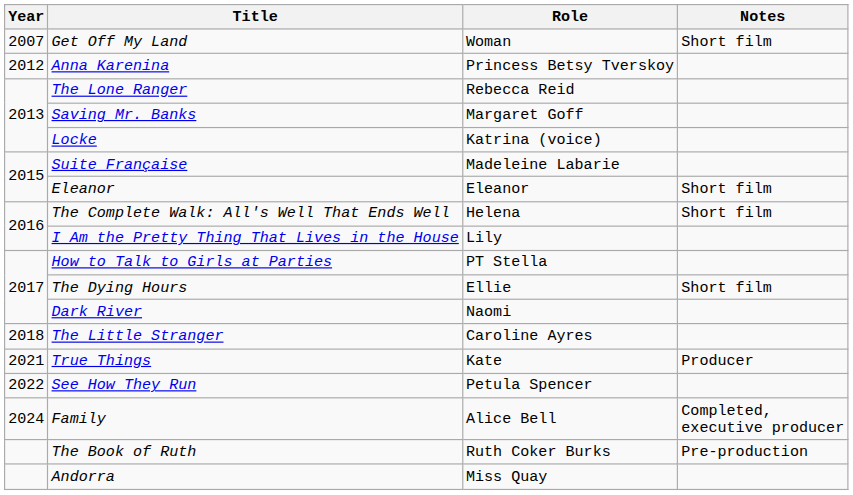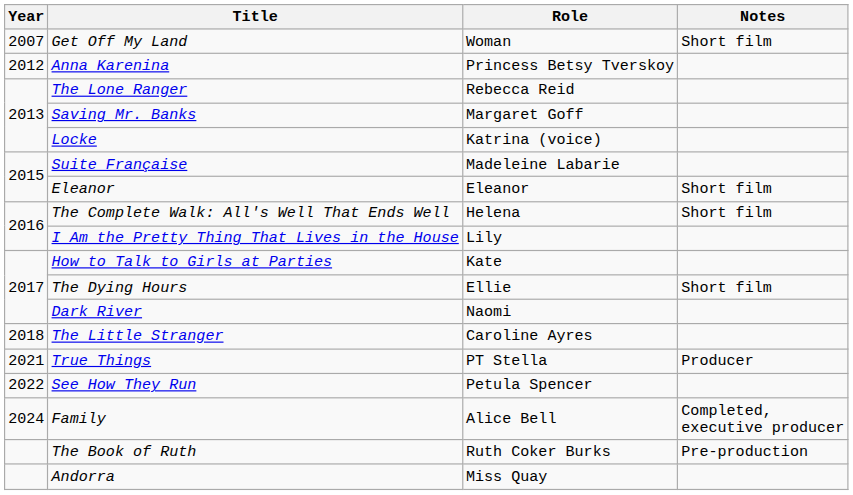(507, 263) PT Stella -> (484, 263) Kate
(484, 361) Kate -> (507, 361) PT Stella
